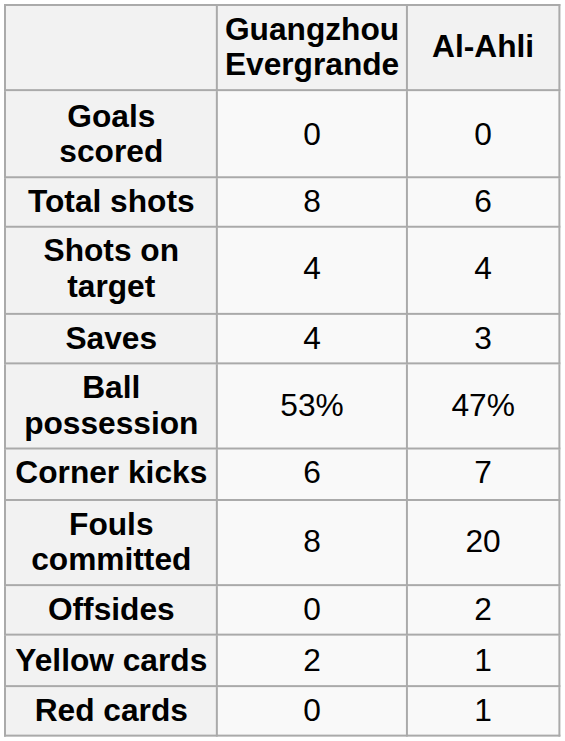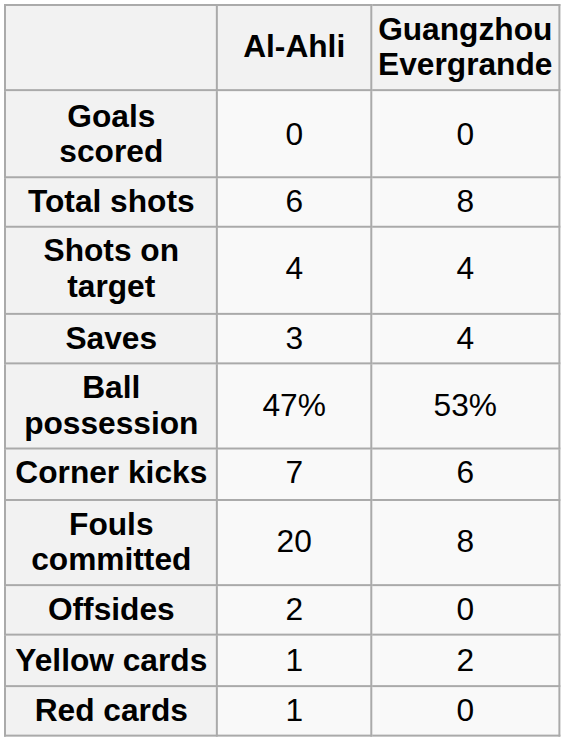columns swapped: (483, 47) <-> (312, 47)
